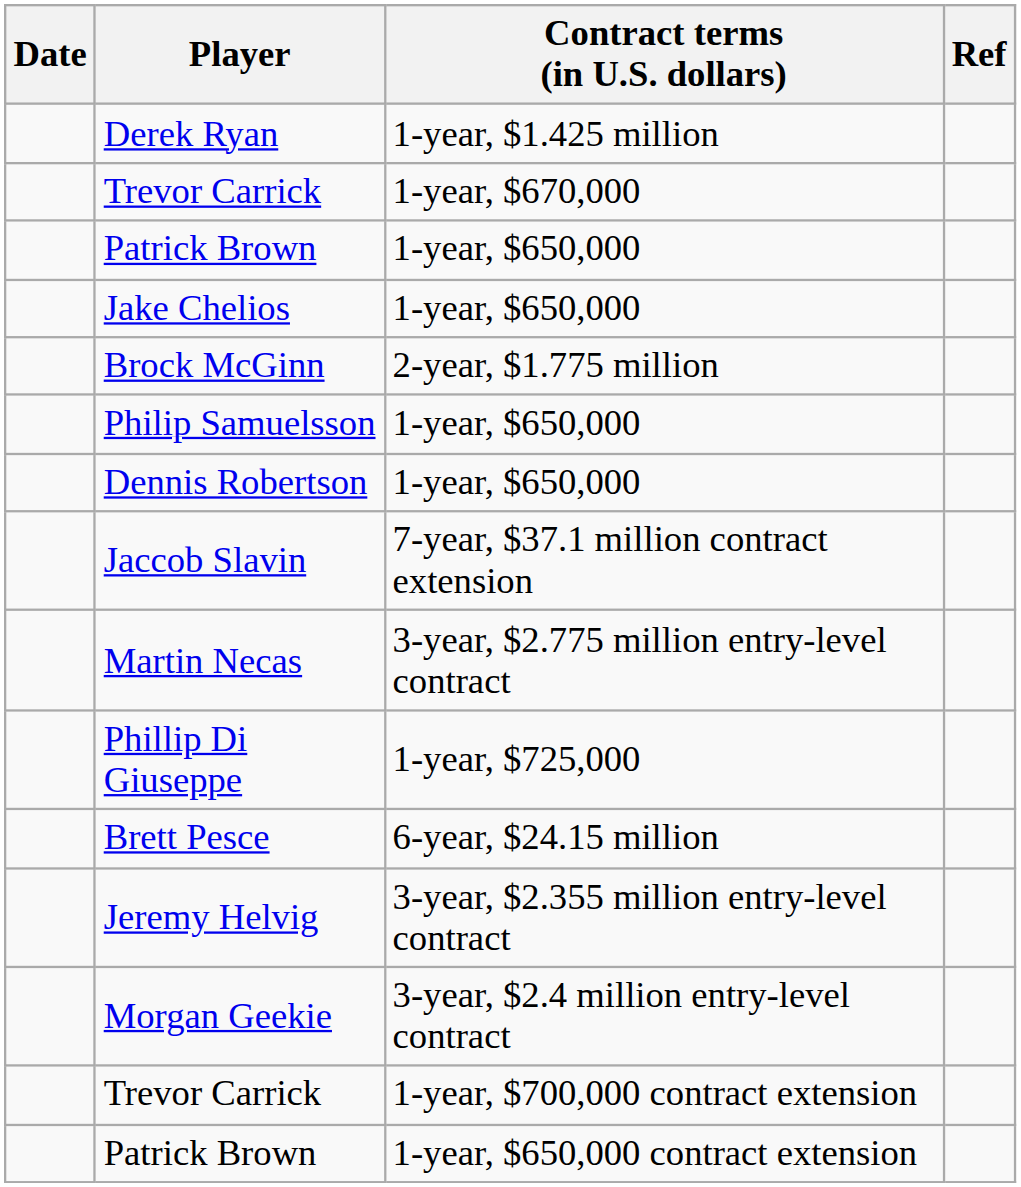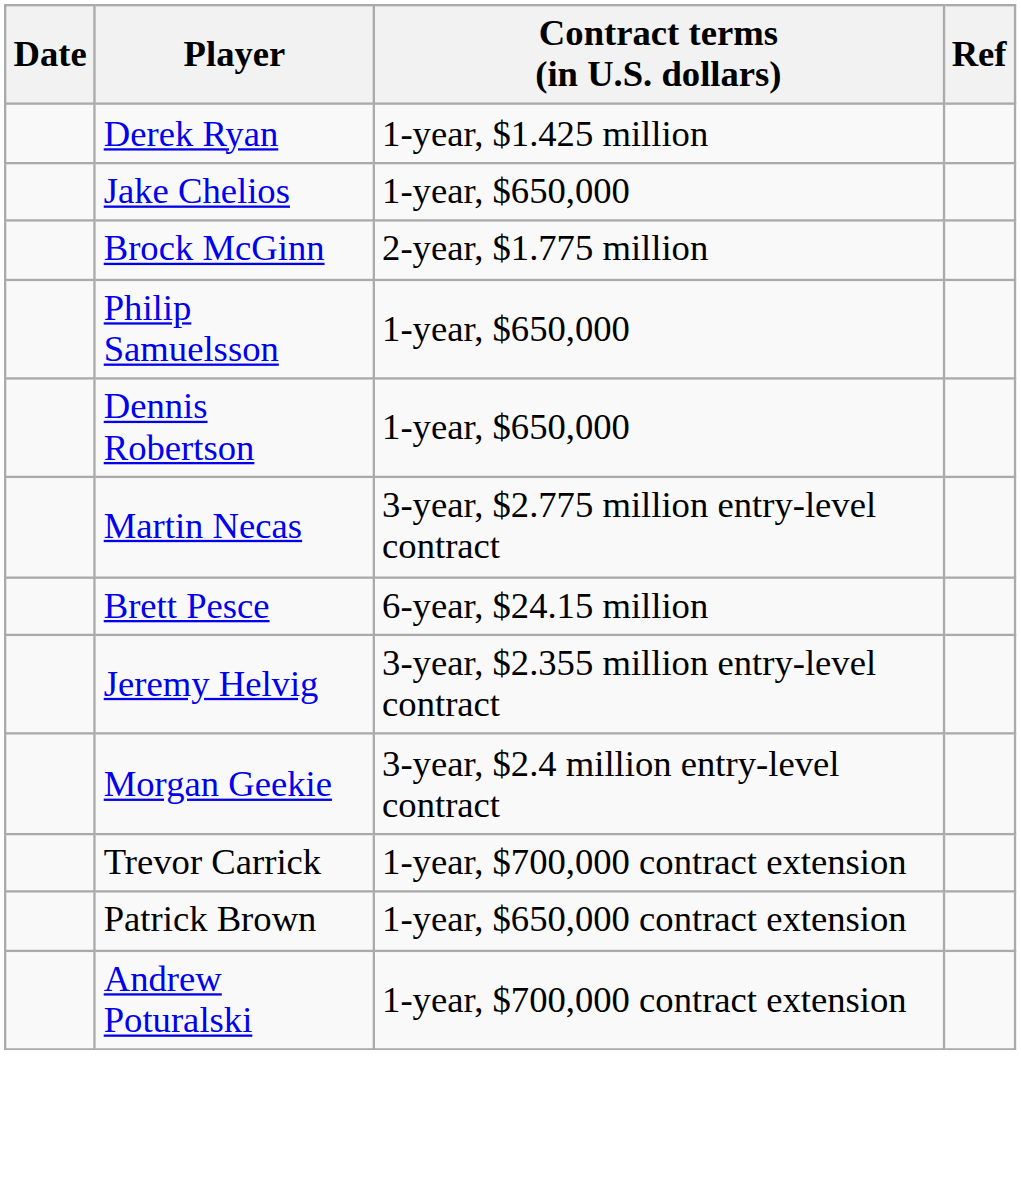- row: (212, 190)
- row: (210, 249)
- row: (205, 560)
- row: (175, 758)
+ row: (178, 998)
